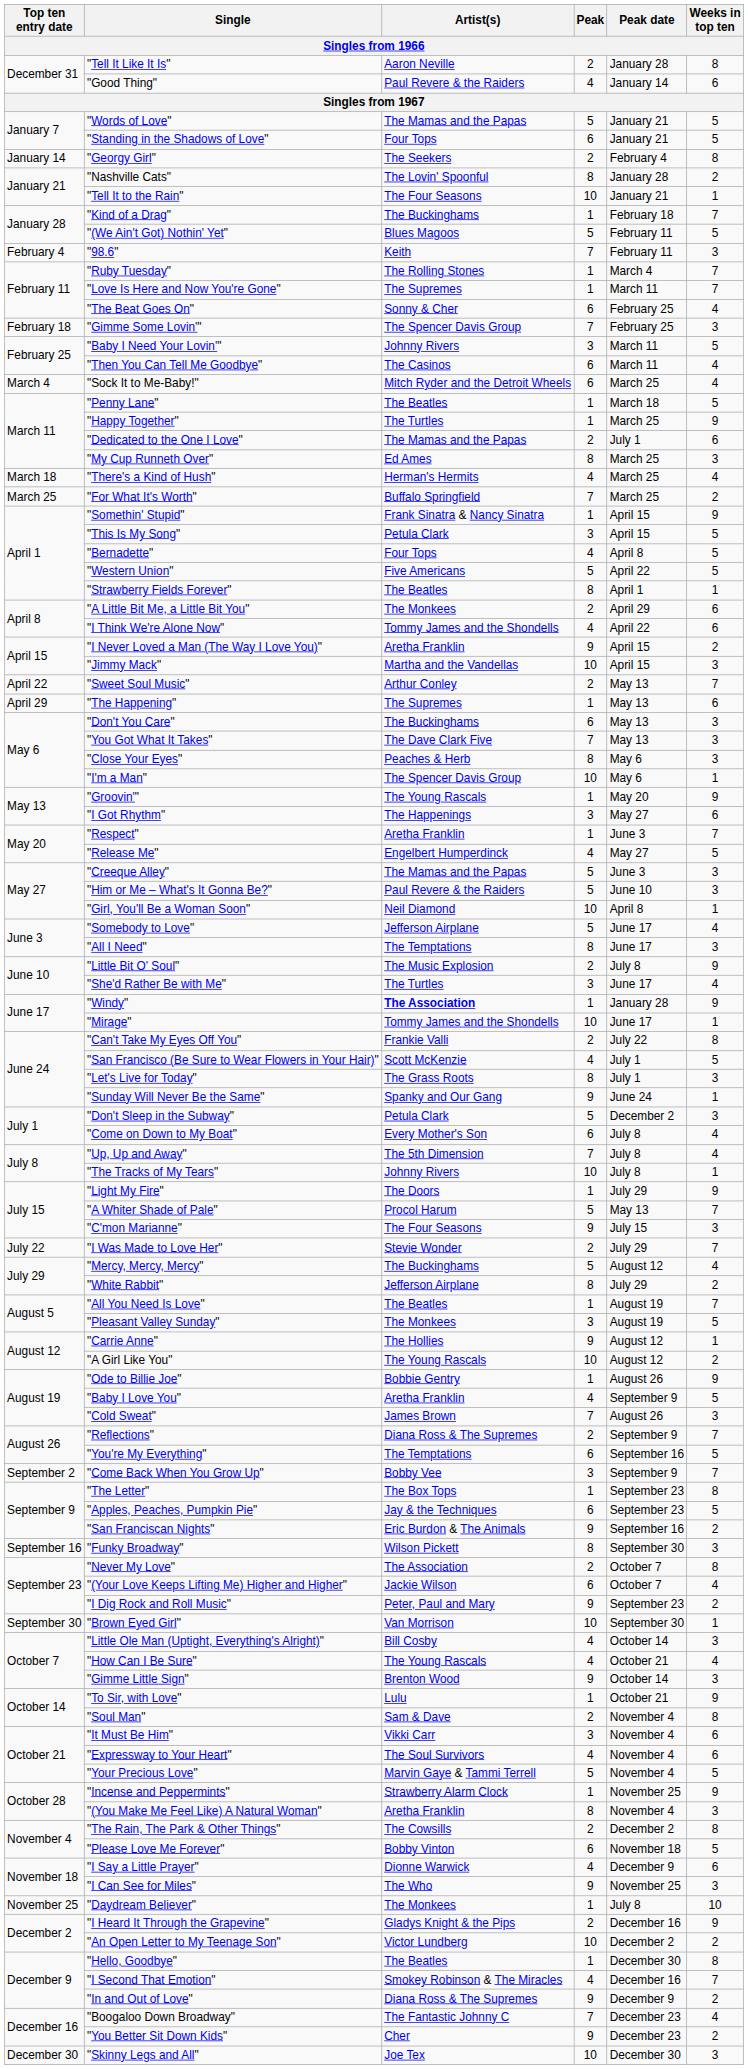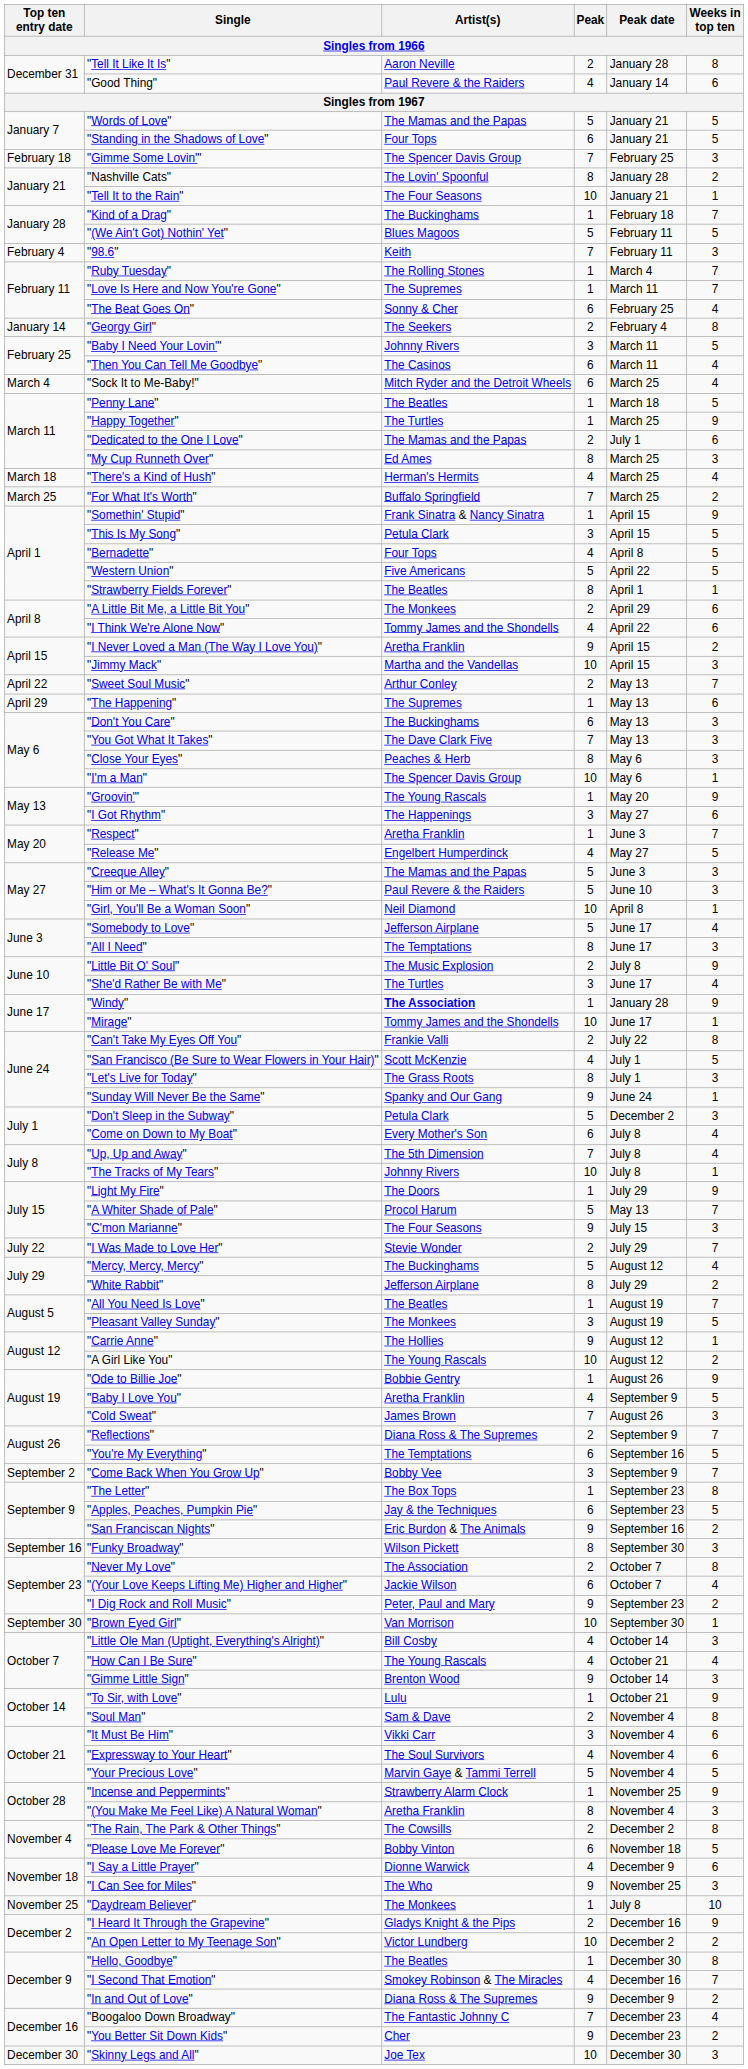rows swapped: (121, 158) <-> (144, 327)
